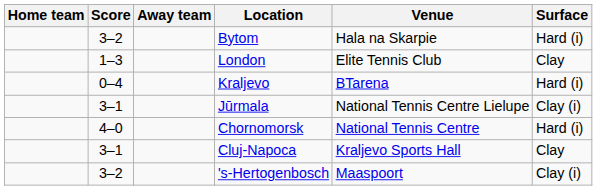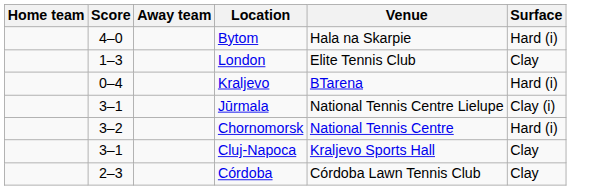(111, 38) 3–2 -> (111, 38) 4–0
(111, 128) 4–0 -> (111, 128) 3–2
+ row: (245, 173)
- row: (273, 173)
